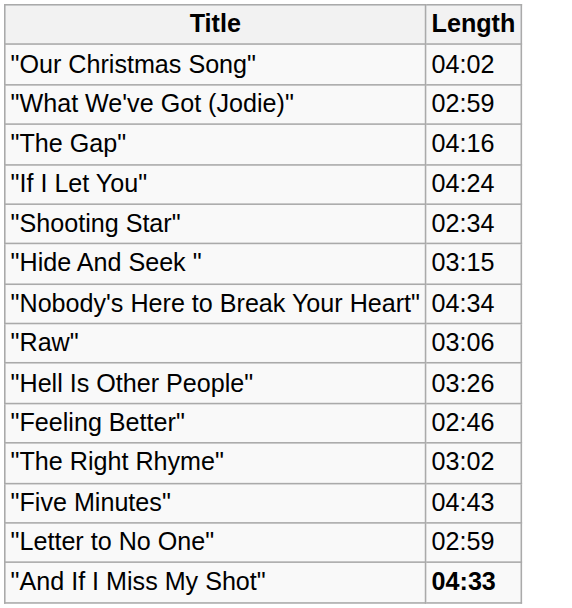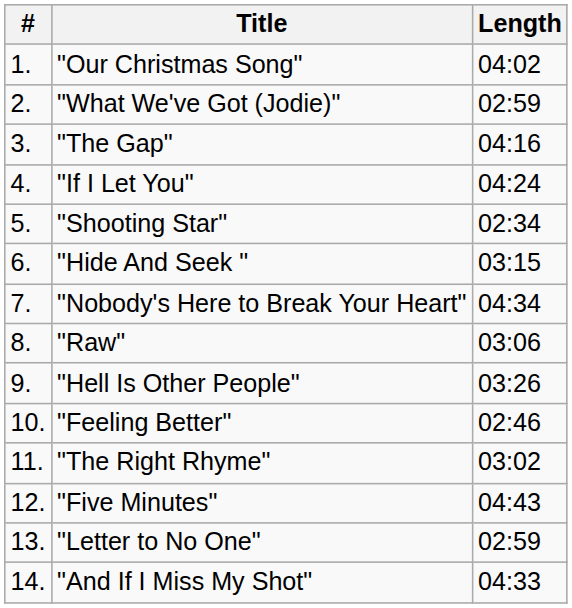+ column: (28, 24)
(464, 582) bold -> (510, 582) normal
